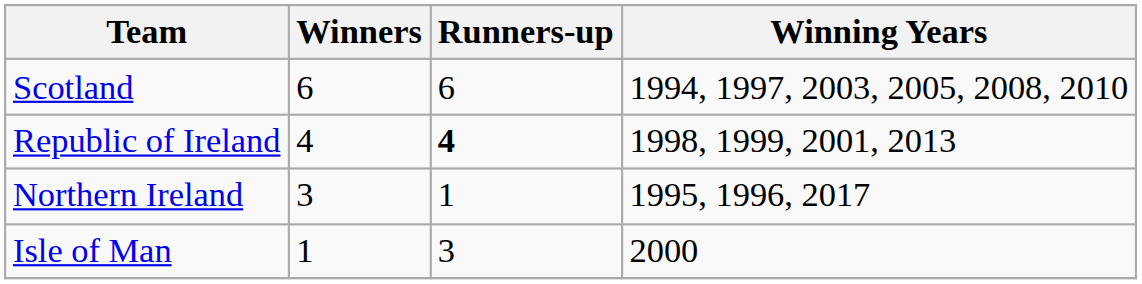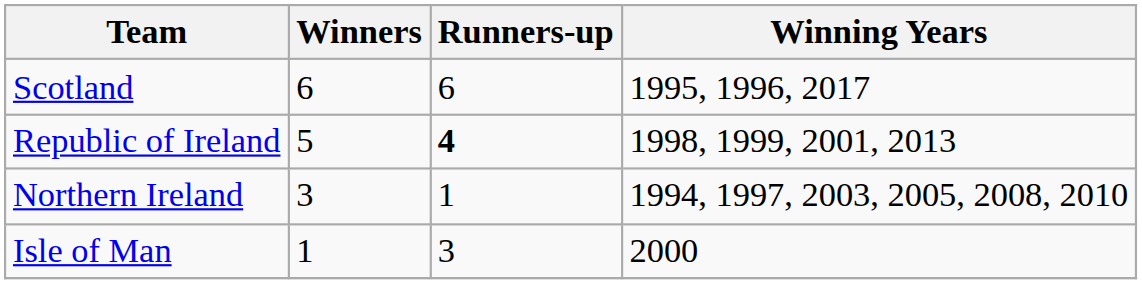(879, 86) 1994, 1997, 2003, 2005, 2008, 2010 -> (750, 86) 1995, 1996, 2017
(305, 140) 4 -> (305, 140) 5
(750, 195) 1995, 1996, 2017 -> (879, 195) 1994, 1997, 2003, 2005, 2008, 2010
